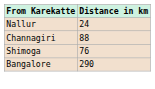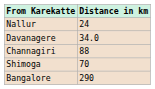+ row: (31, 38)
(84, 51) 76 -> (84, 64) 70
